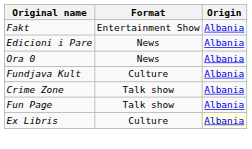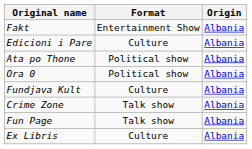(148, 43) News -> (148, 43) Culture
+ row: (41, 58)
(148, 58) News -> (148, 74) Political show
